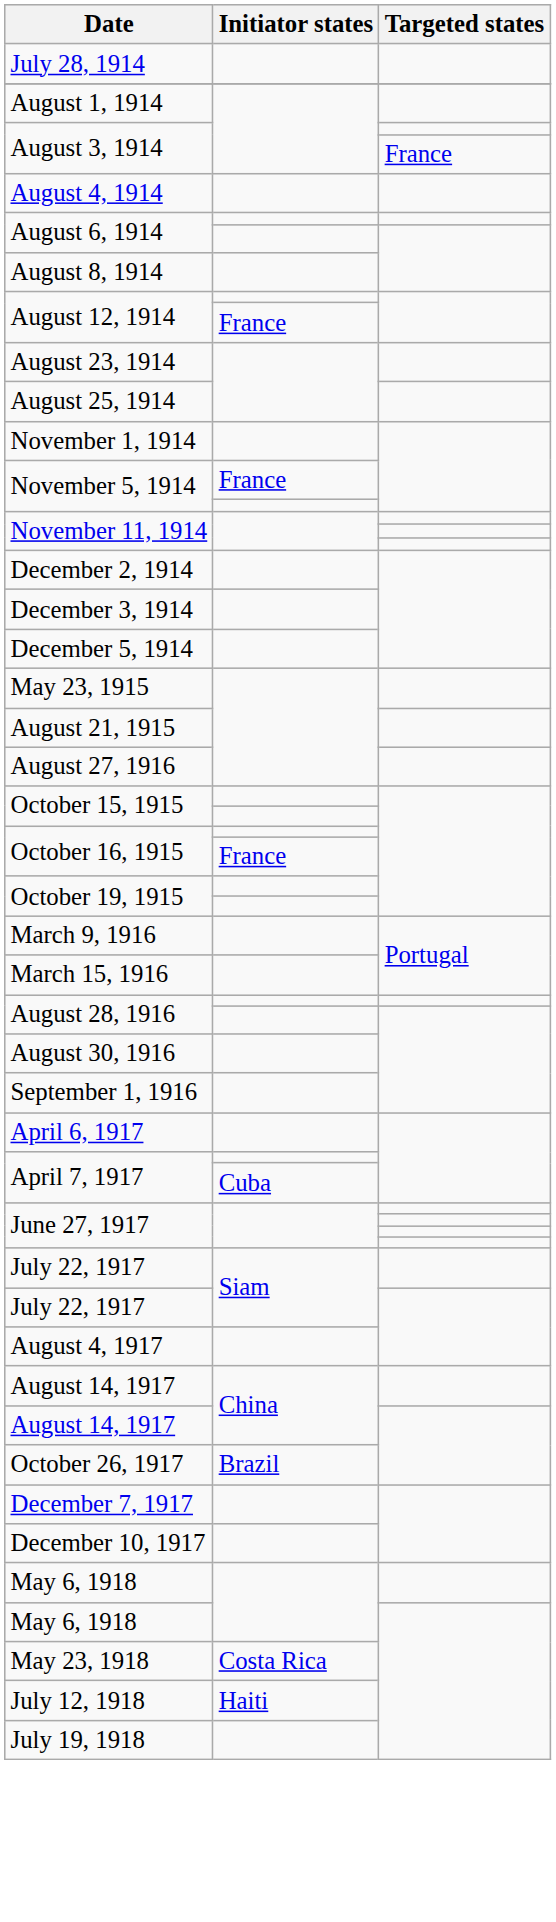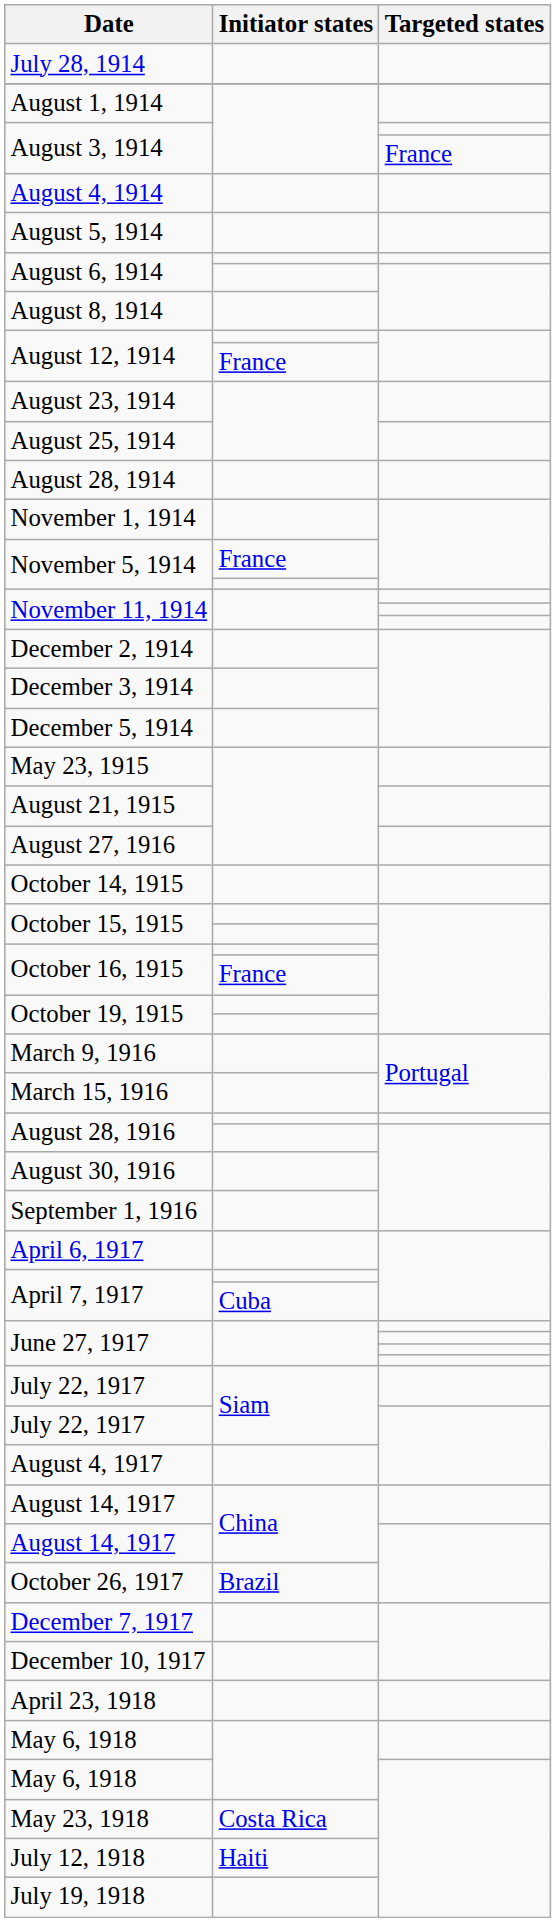+ row: (87, 232)
+ row: (93, 479)
+ row: (97, 884)
+ row: (83, 1700)
